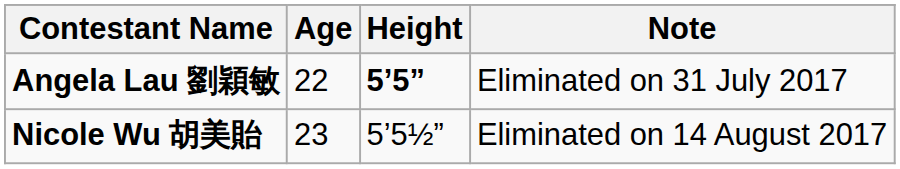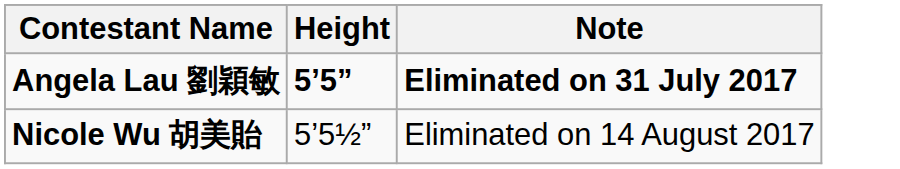- column: (323, 28)
(662, 80) normal -> (601, 80) bold
